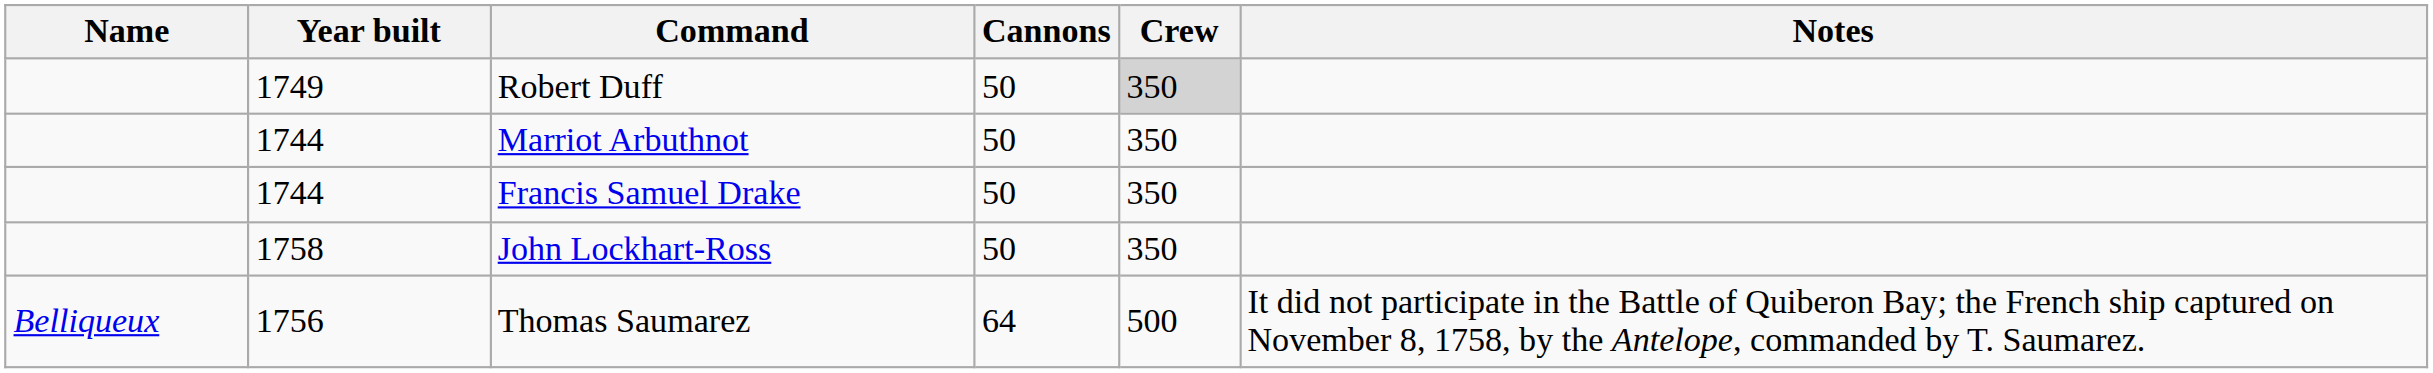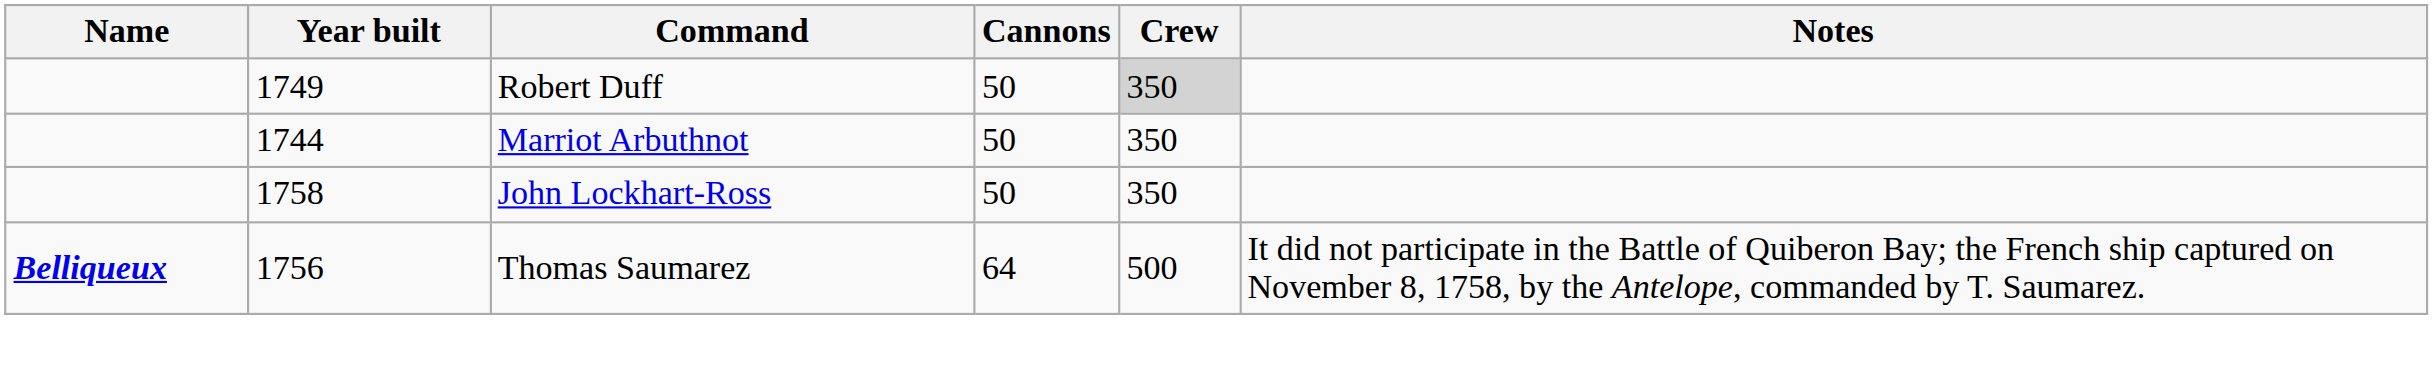- row: (649, 193)
(86, 320) normal -> (90, 266) bold
